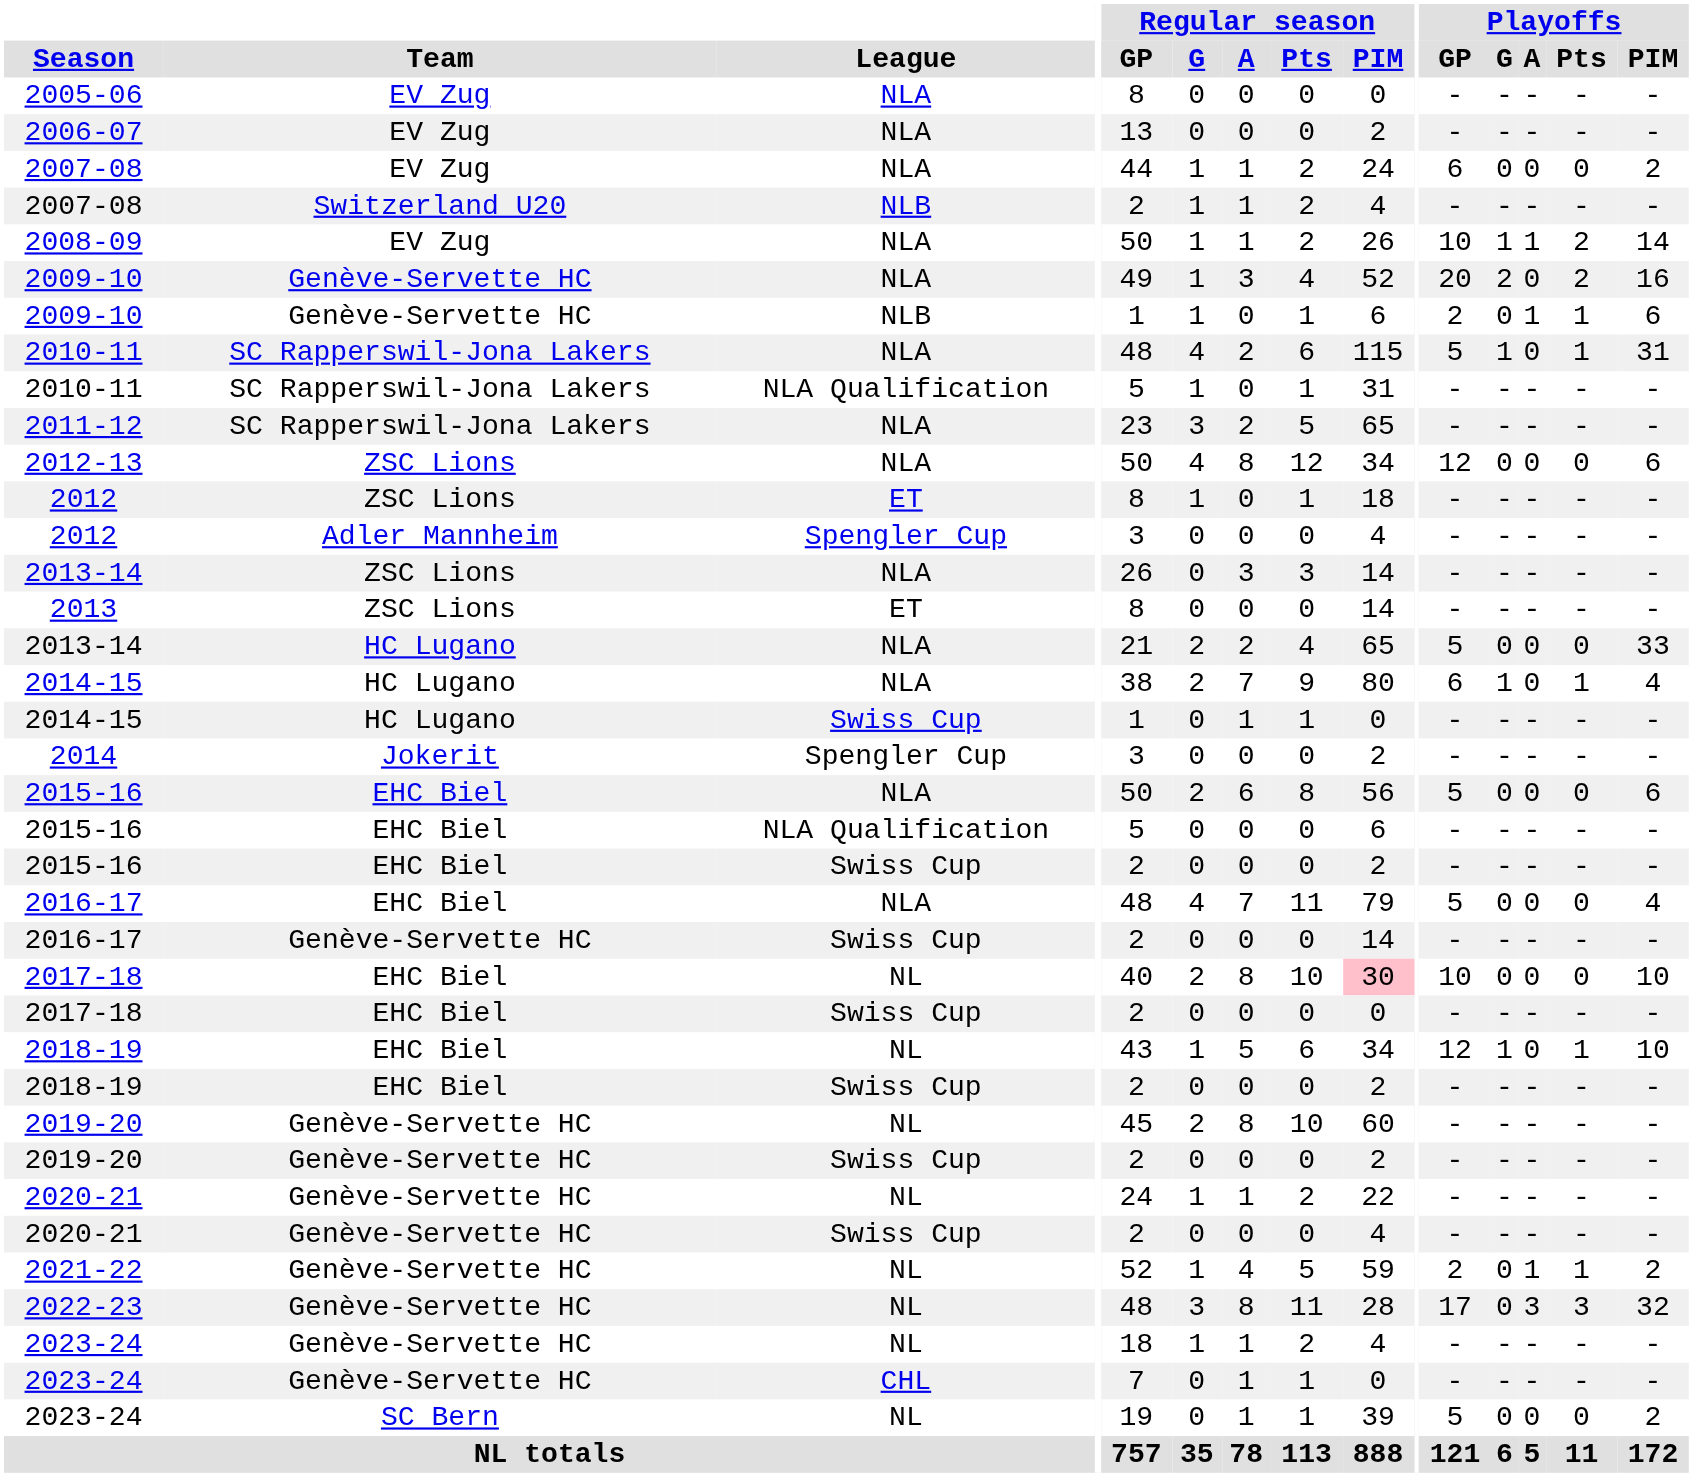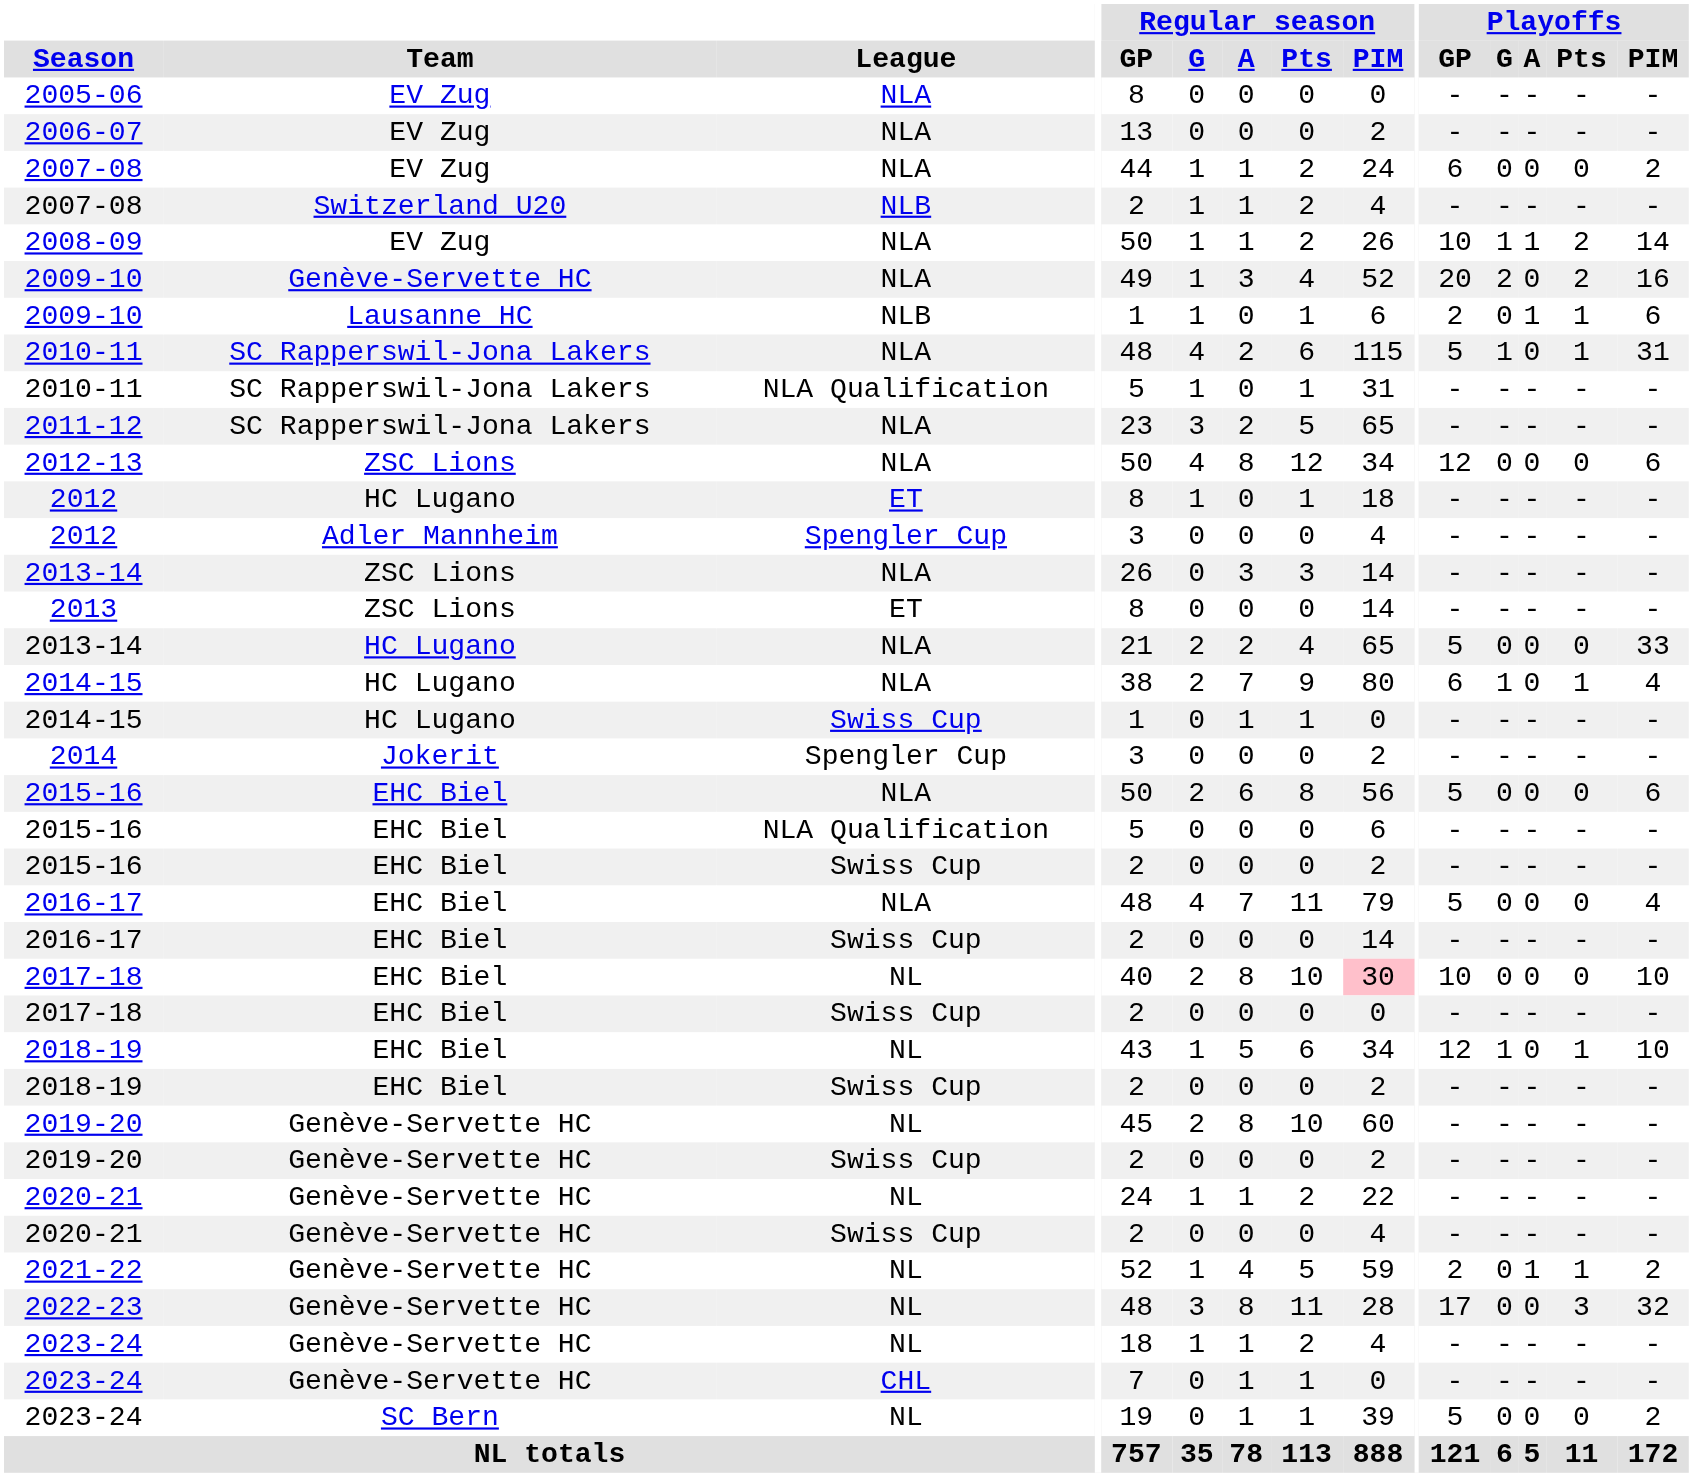(440, 316) Genève-Servette HC -> (440, 316) Lausanne HC
(440, 500) ZSC Lions -> (440, 500) HC Lugano
(440, 940) Genève-Servette HC -> (440, 940) EHC Biel
(1532, 1308) 3 -> (1532, 1308) 0
